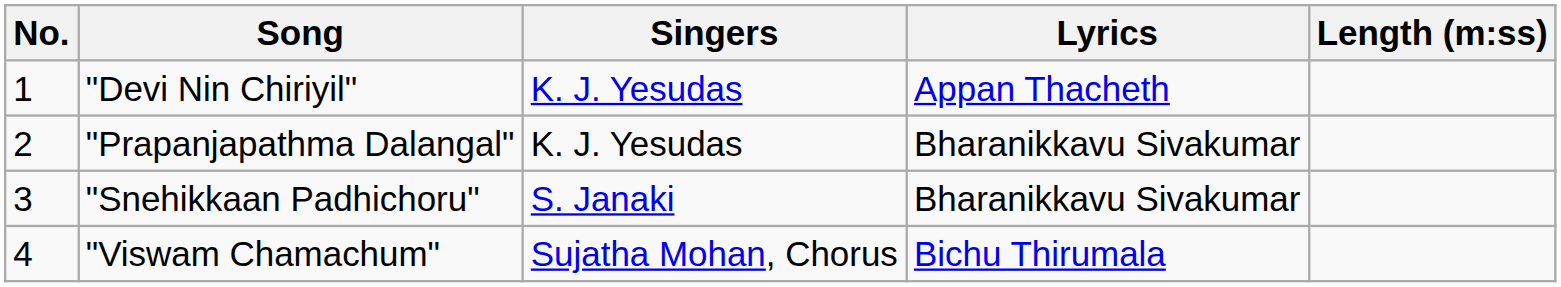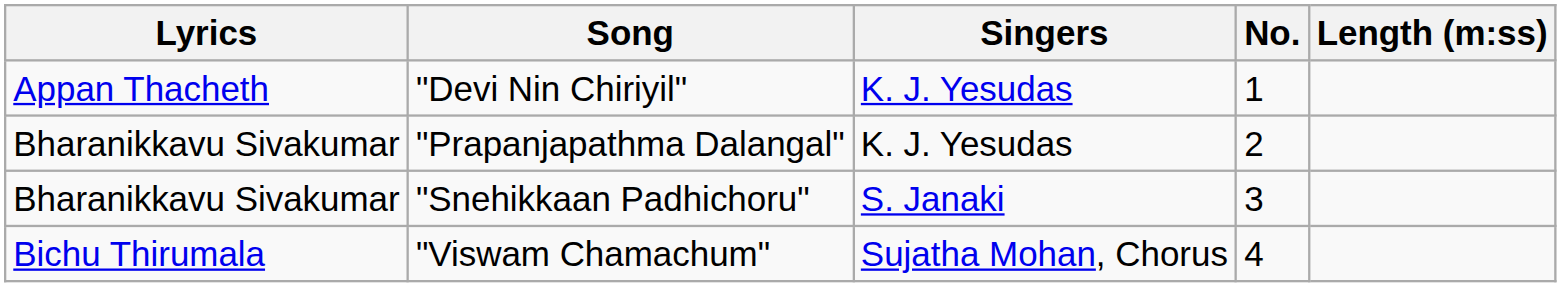columns swapped: (41, 33) <-> (1107, 33)
